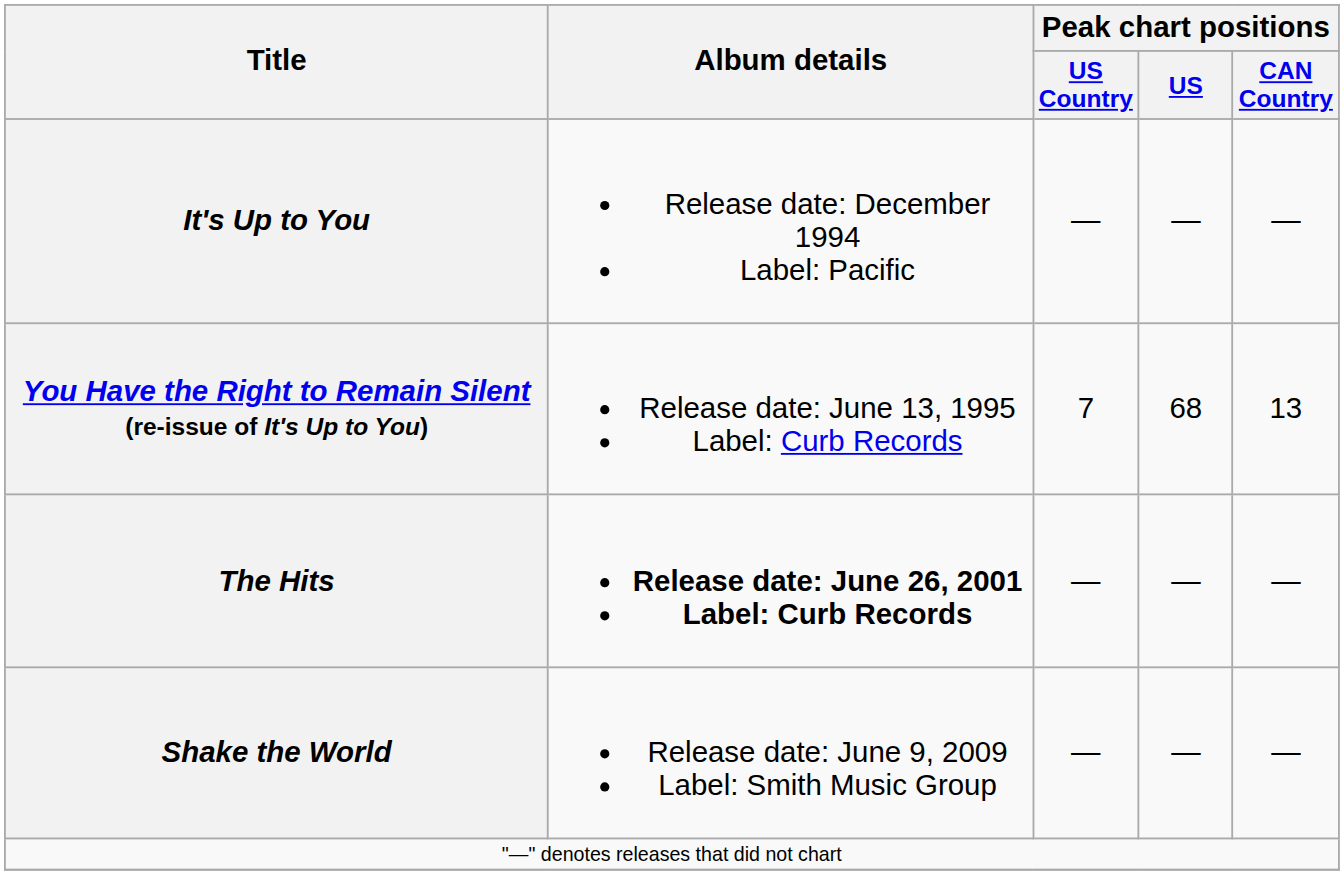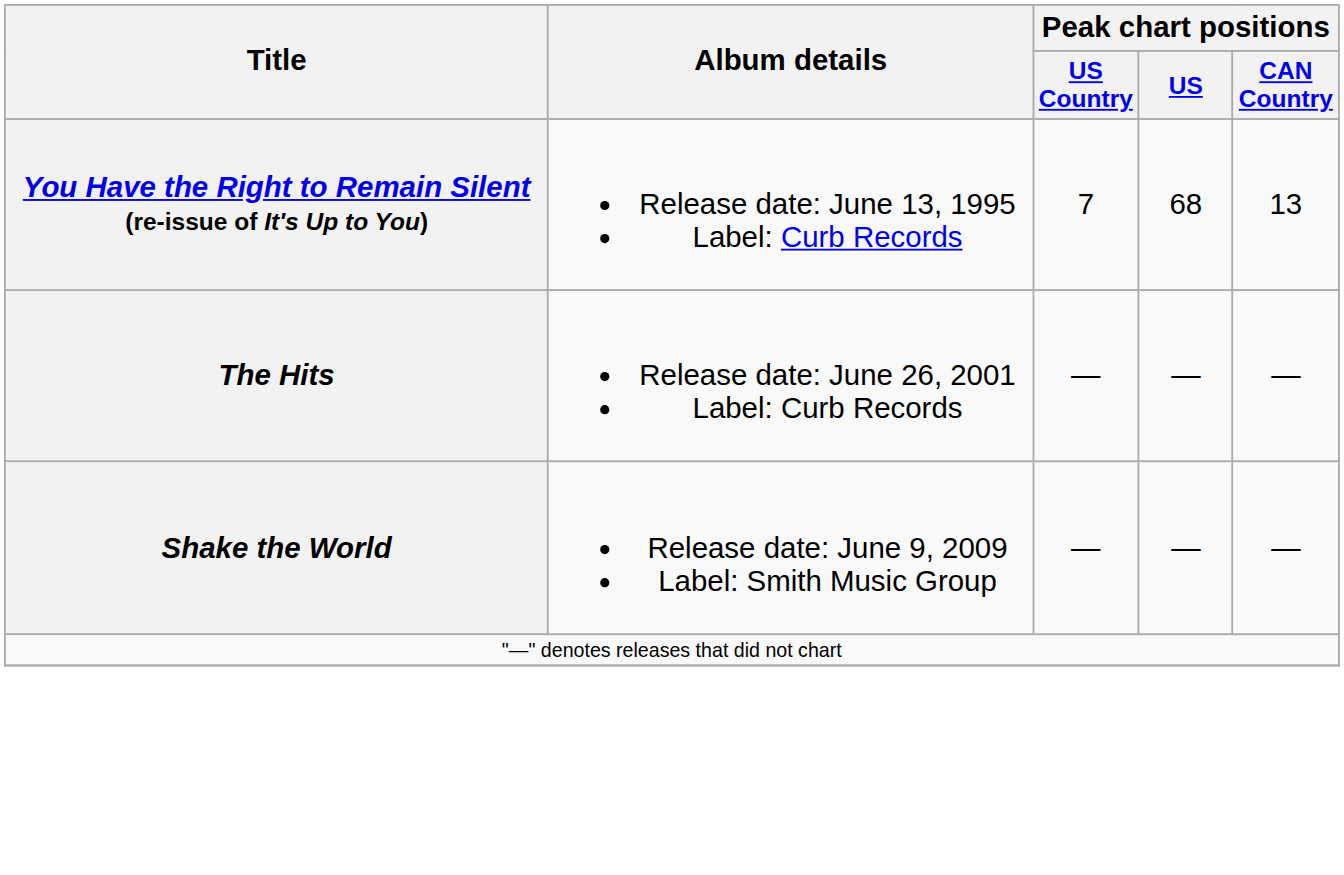- row: (277, 220)
(791, 598) bold -> (791, 393) normal
